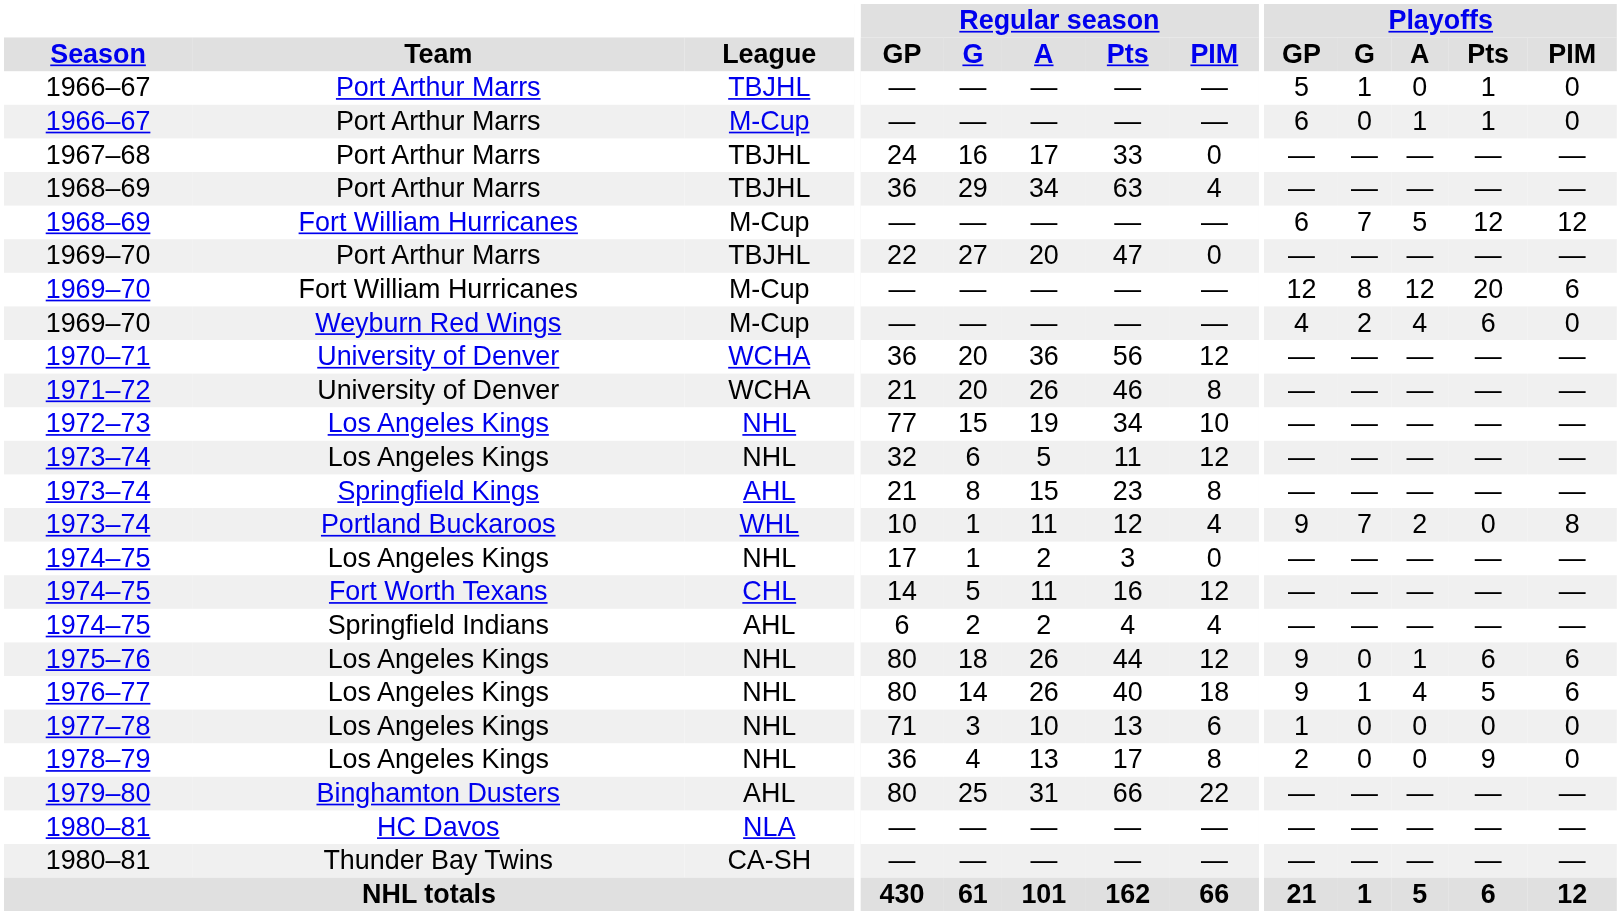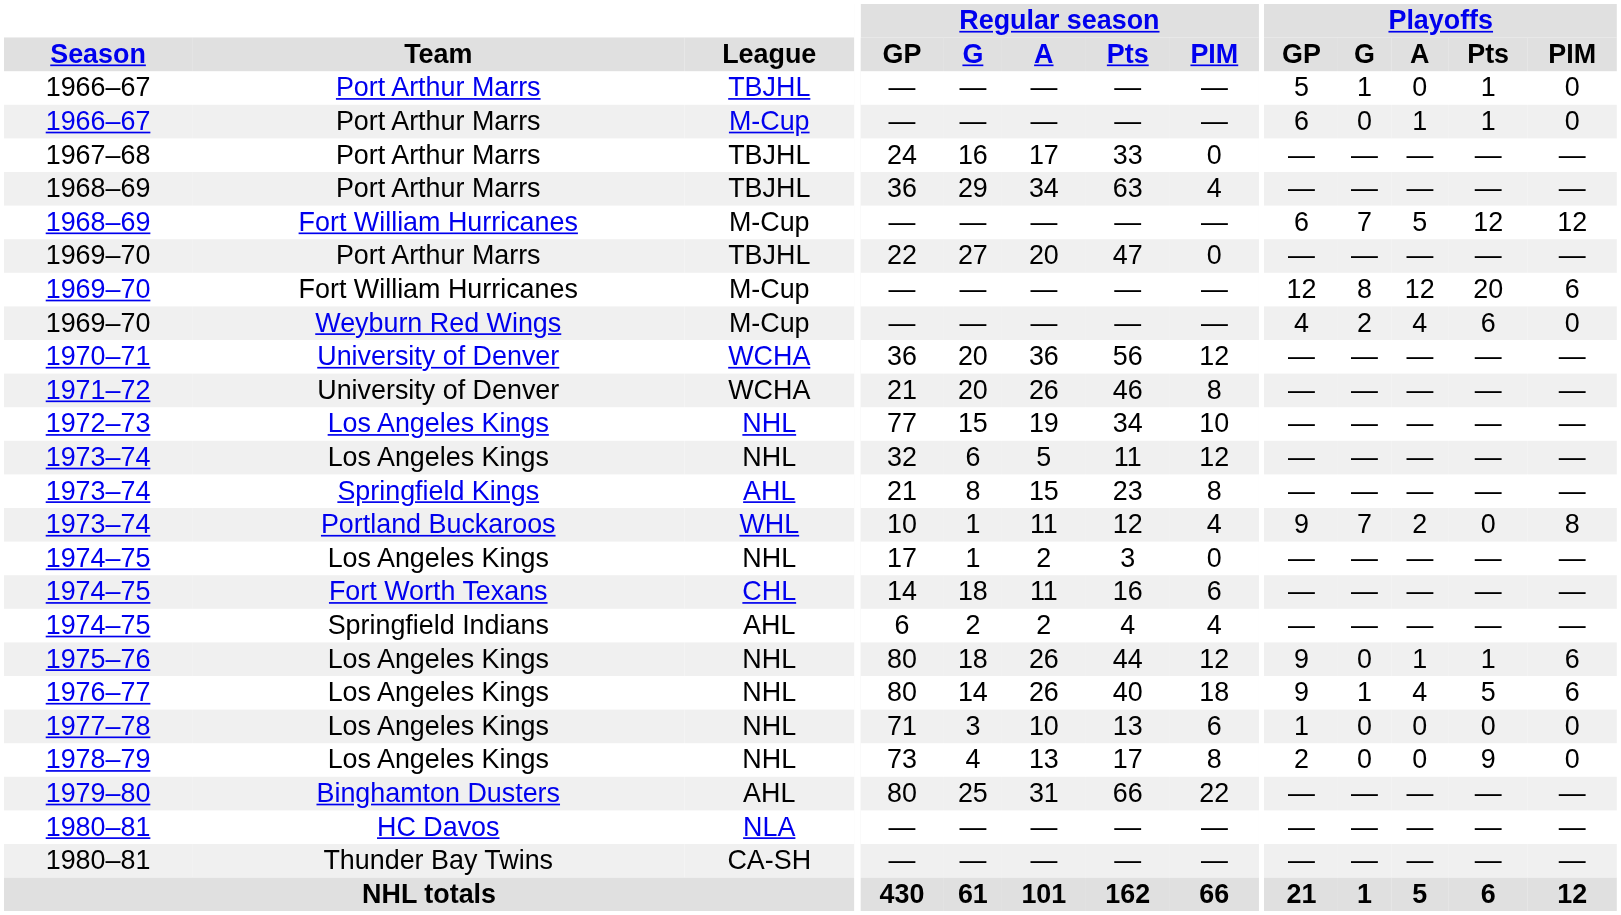(973, 591) 5 -> (973, 591) 18
(1214, 591) 12 -> (1214, 591) 6
(1488, 658) 6 -> (1488, 658) 1
(902, 759) 36 -> (902, 759) 73
